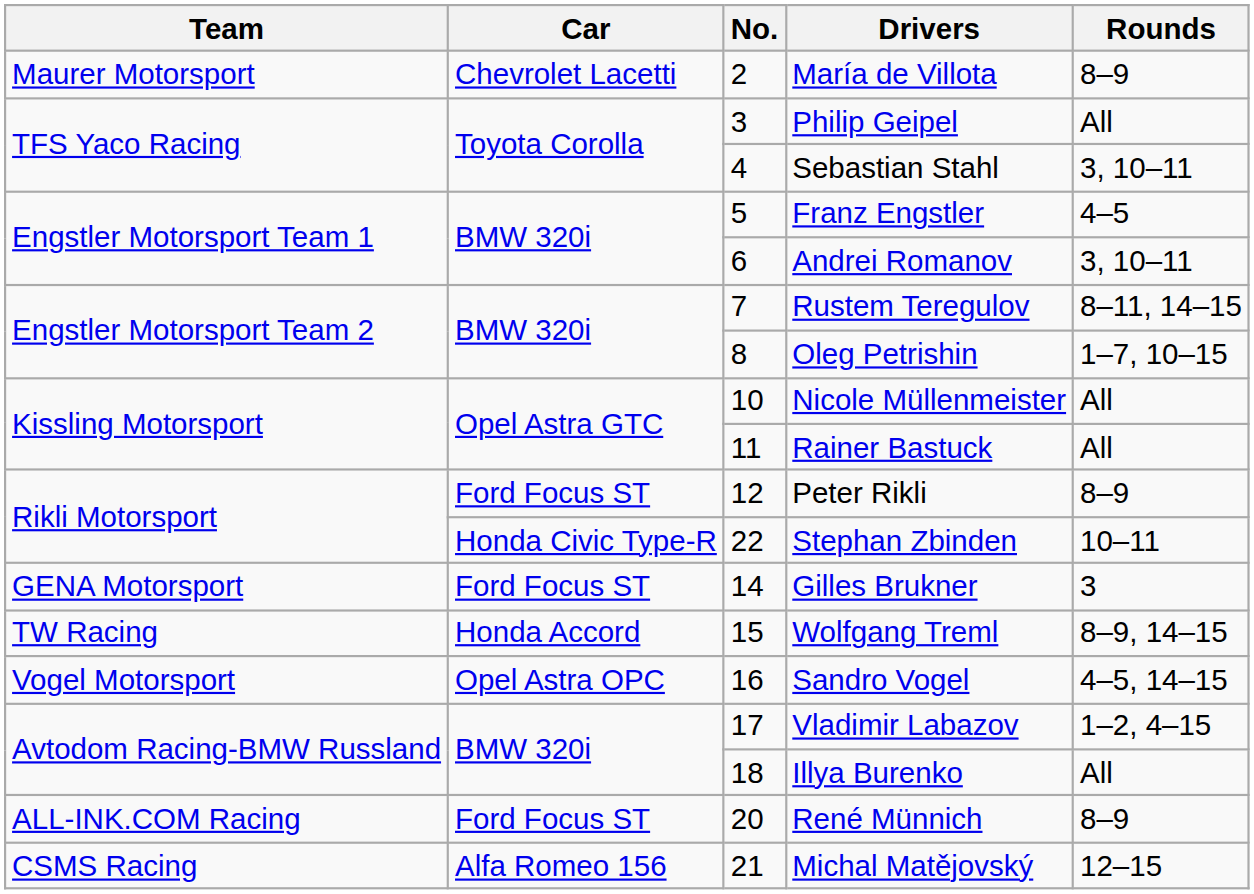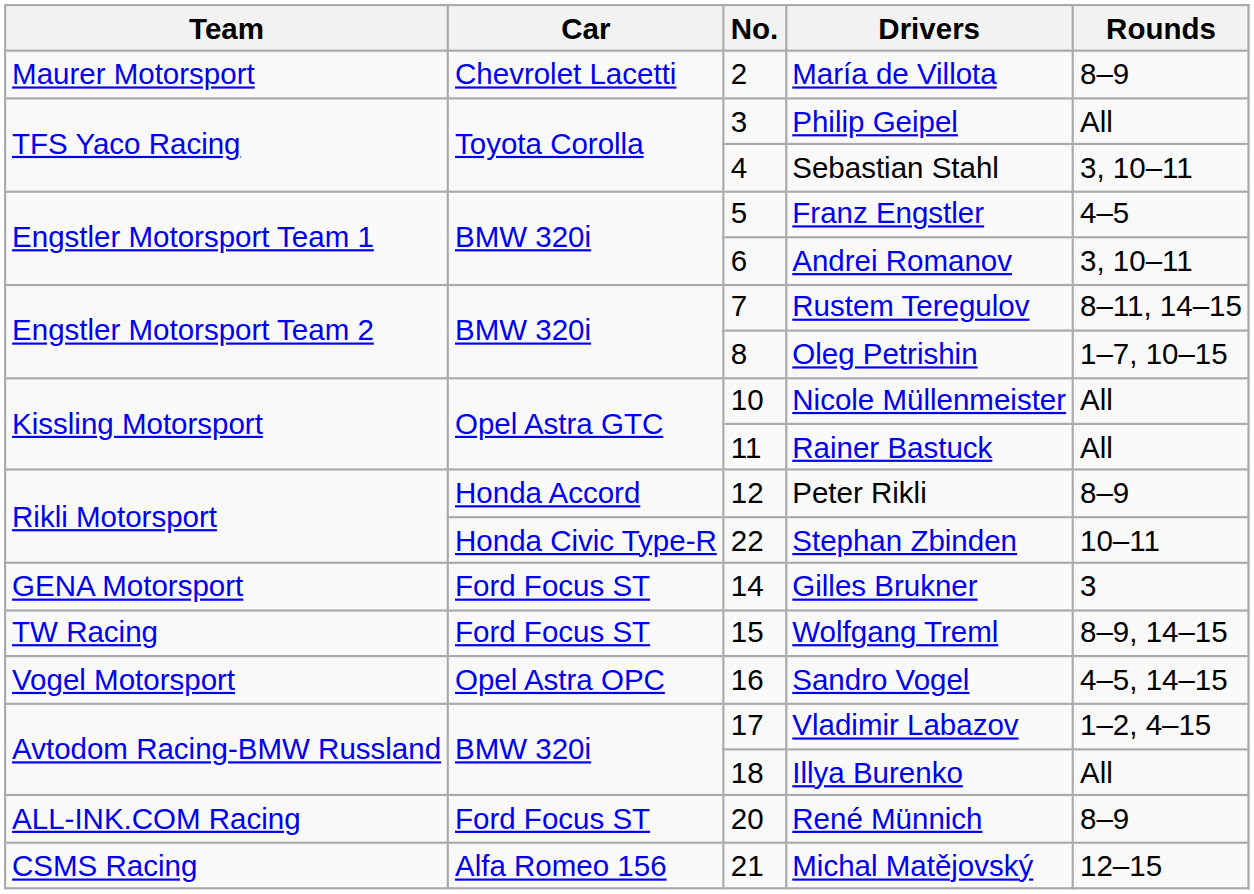(553, 493) Ford Focus ST -> (548, 493) Honda Accord
(548, 633) Honda Accord -> (553, 633) Ford Focus ST
